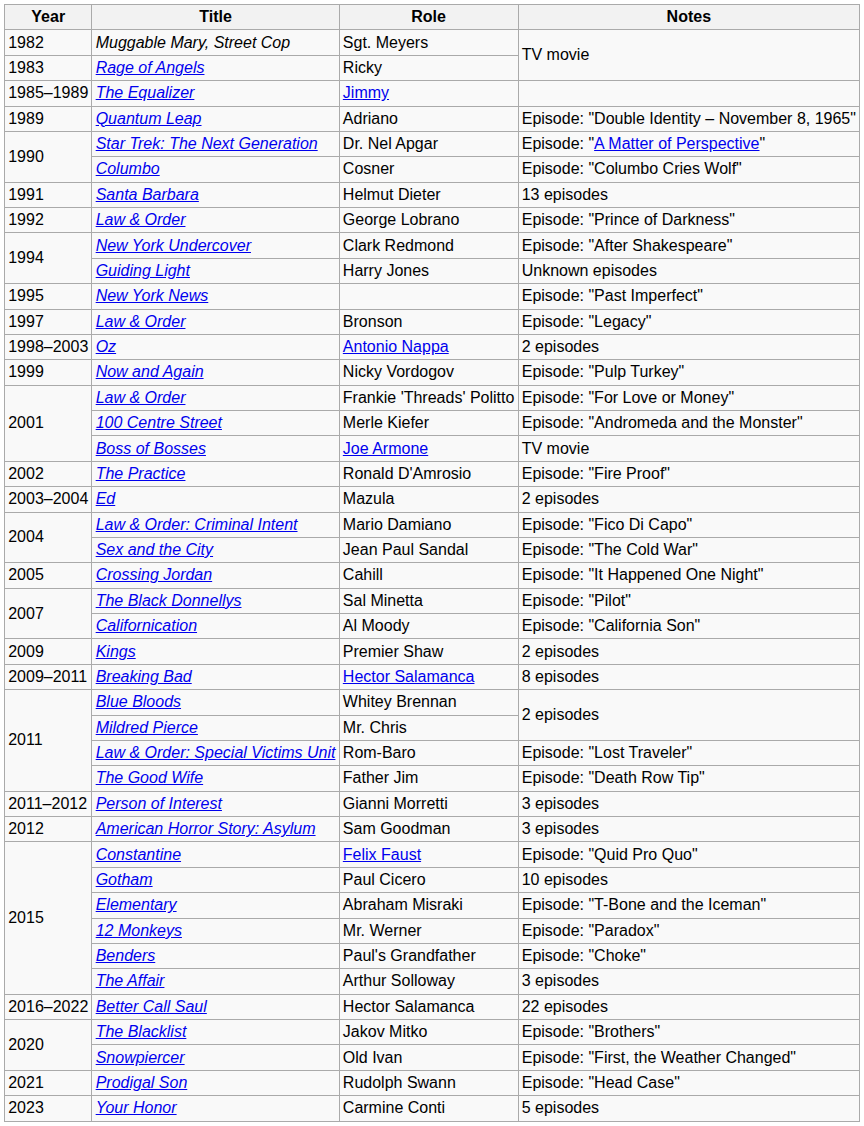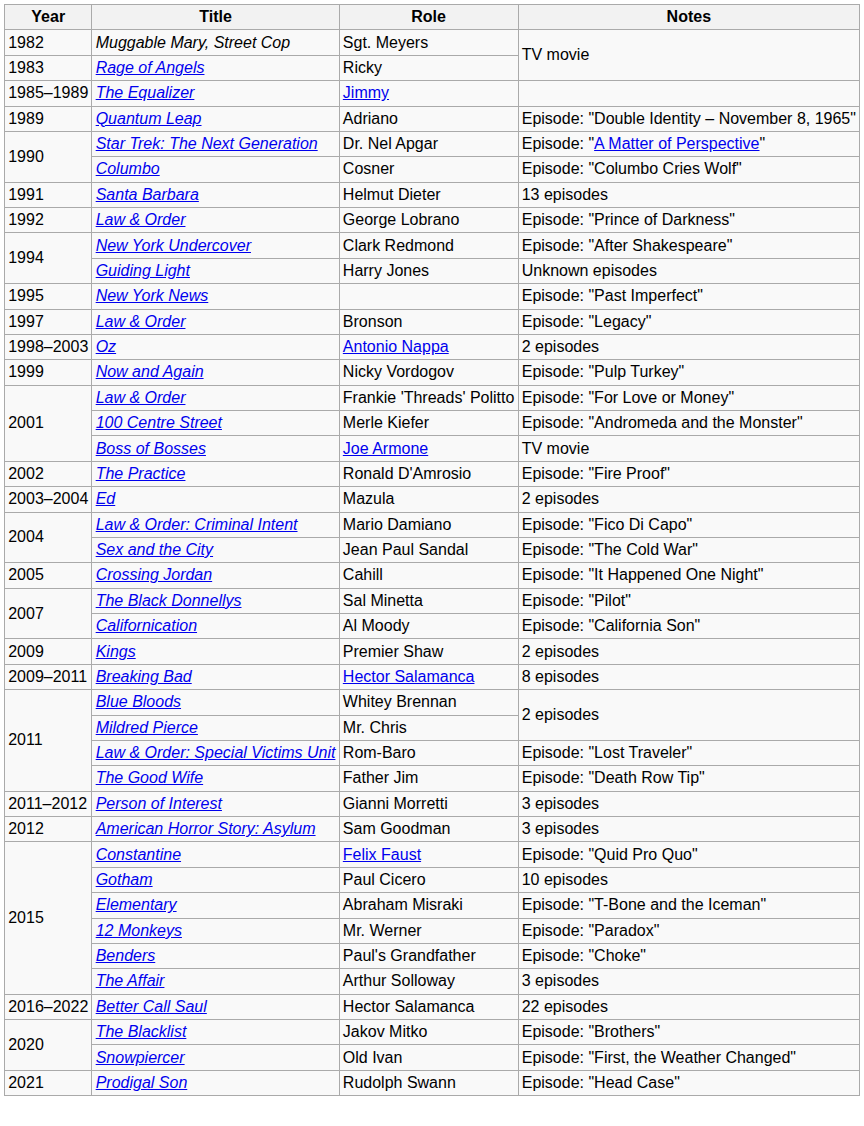- row: (136, 1108)
